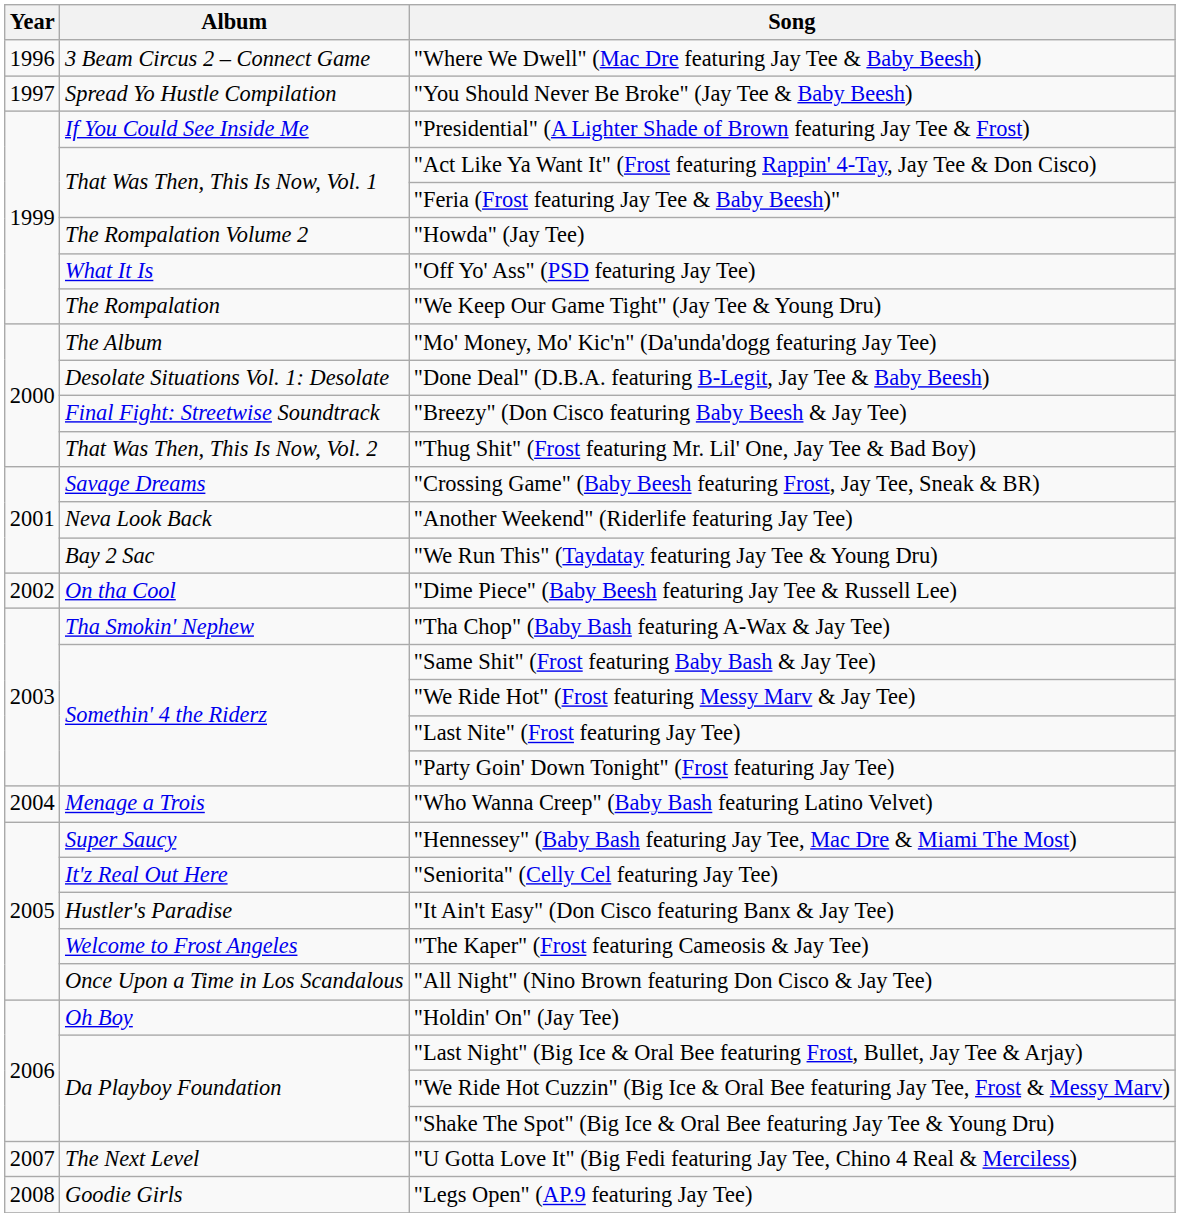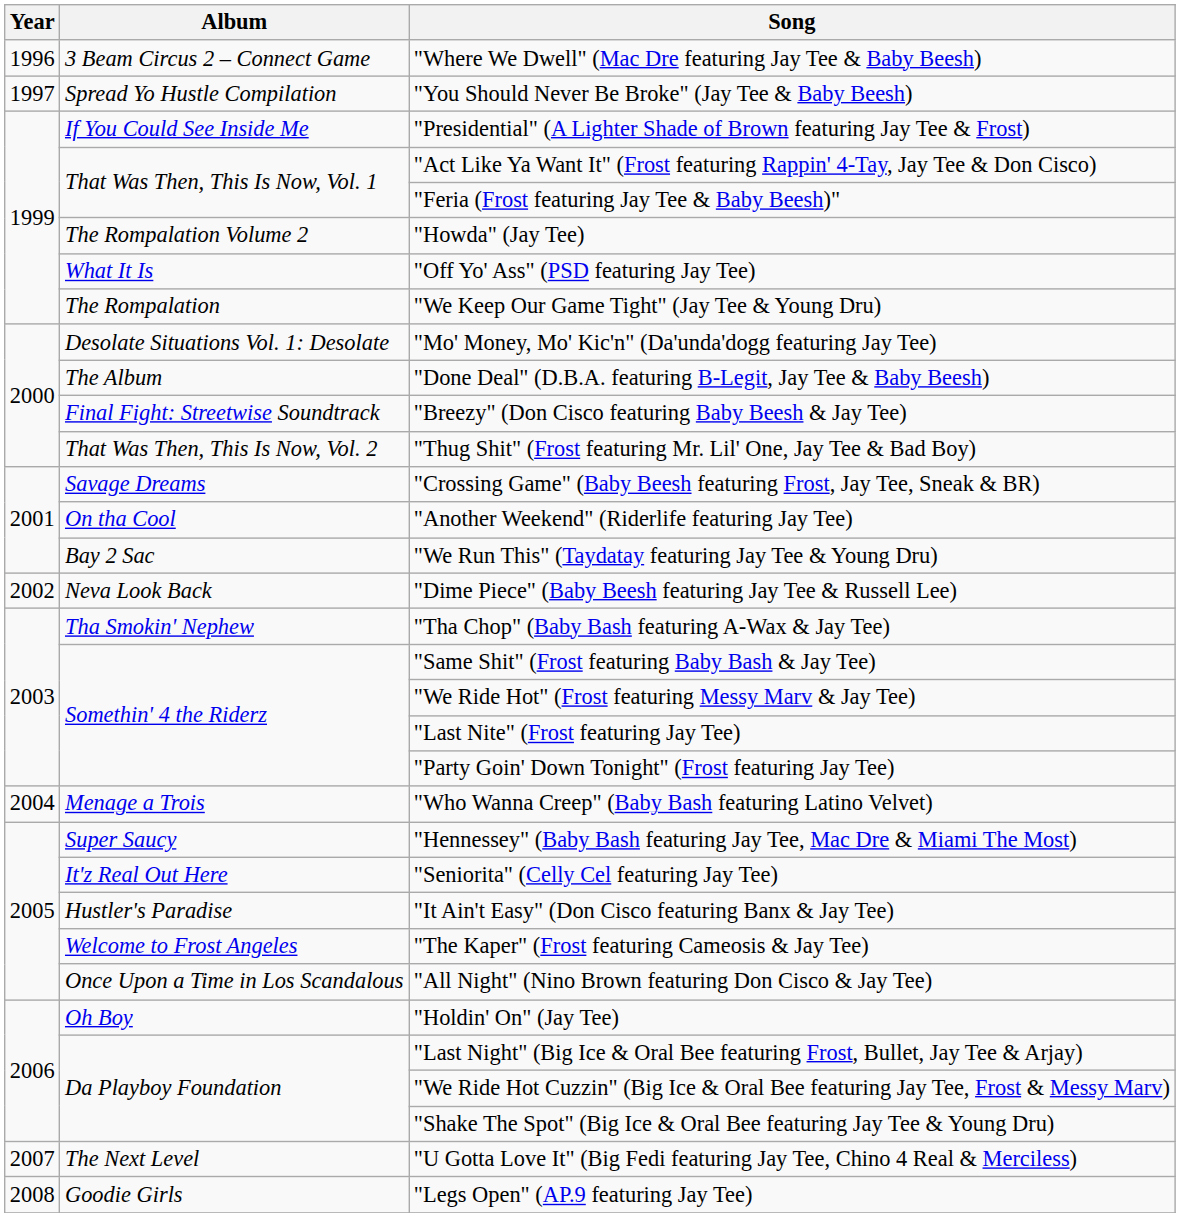(114, 341) The Album -> (227, 341) Desolate Situations Vol. 1: Desolate
(227, 377) Desolate Situations Vol. 1: Desolate -> (114, 377) The Album
(138, 519) Neva Look Back -> (120, 519) On tha Cool
(120, 590) On tha Cool -> (138, 590) Neva Look Back
